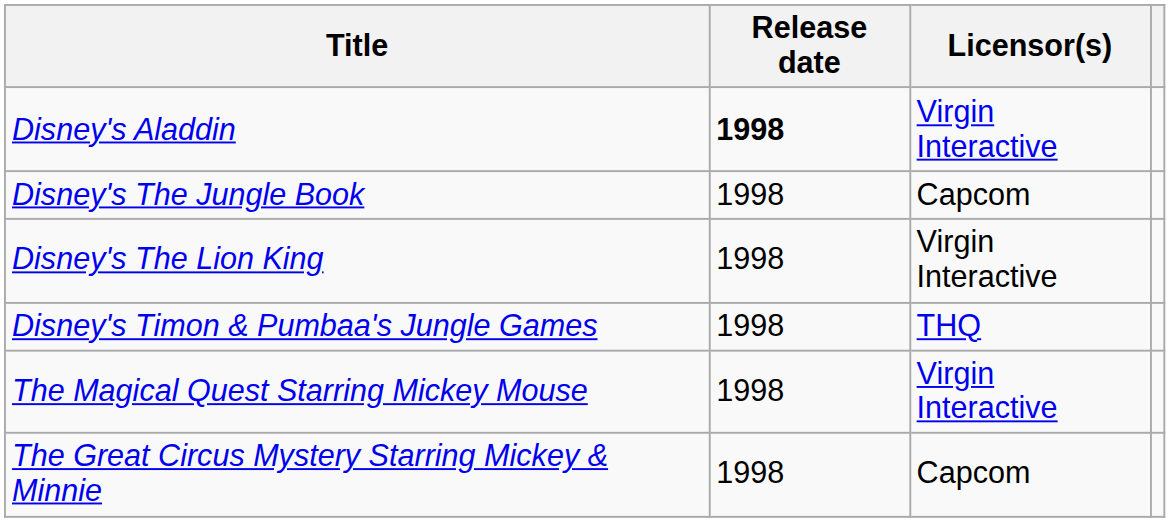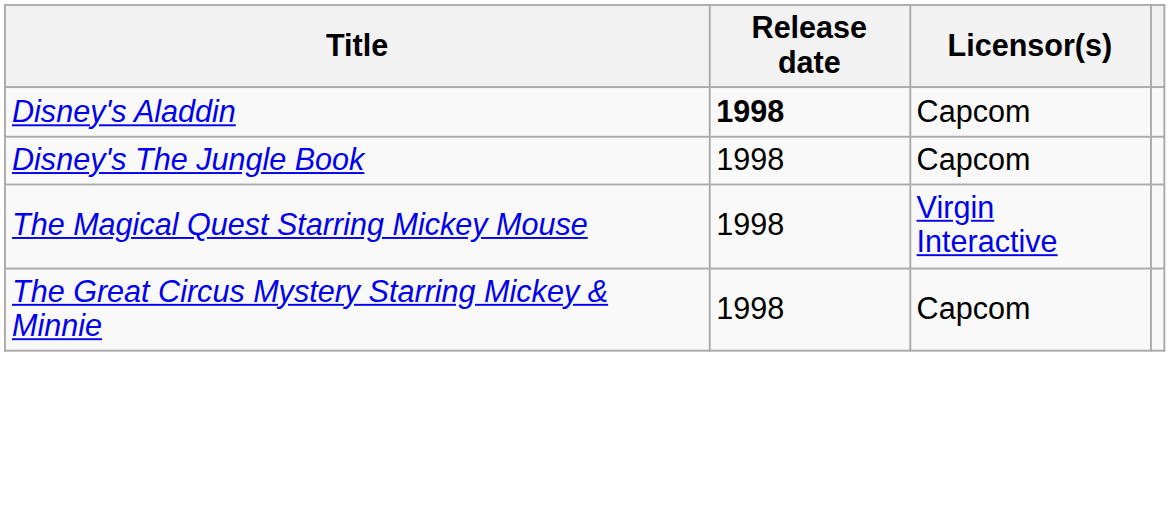(987, 128) Virgin Interactive -> (973, 111) Capcom
- row: (168, 260)
- row: (305, 325)
